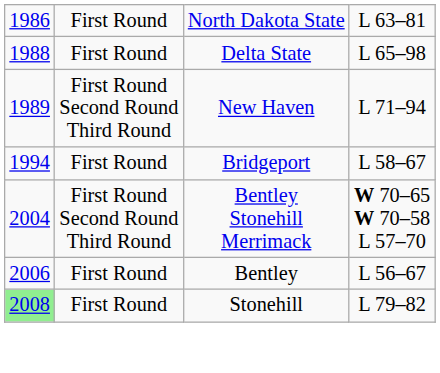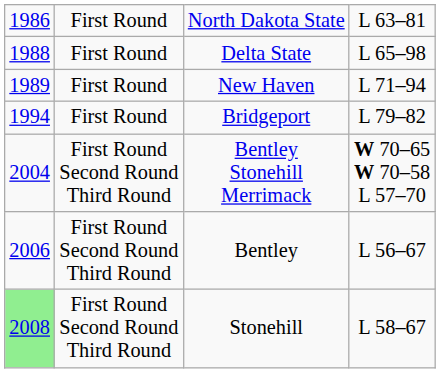(119, 107) First Round Second Round Third Round -> (119, 85) First Round
(392, 163) L 58–67 -> (392, 117) L 79–82
(119, 273) First Round -> (119, 250) First Round Second Round Third Round
(119, 305) First Round -> (119, 328) First Round Second Round Third Round
(392, 305) L 79–82 -> (392, 328) L 58–67
